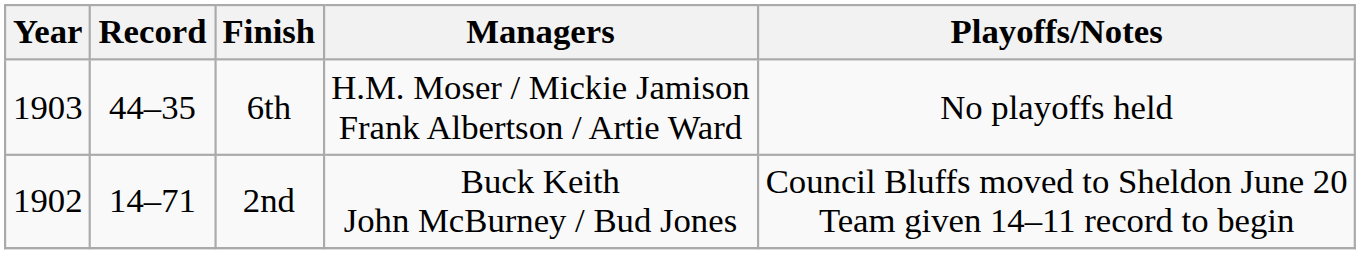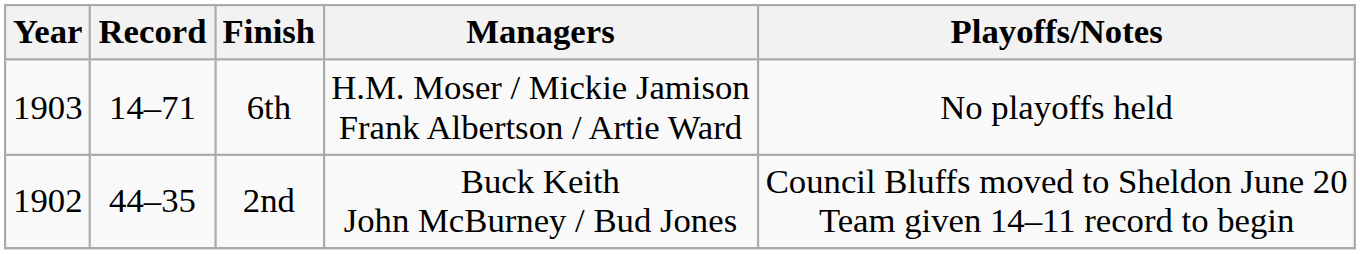(153, 106) 44–35 -> (153, 106) 14–71
(153, 200) 14–71 -> (153, 200) 44–35
